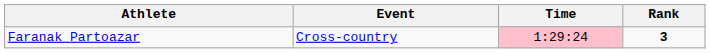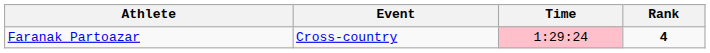(664, 37) 3 -> (664, 37) 4
